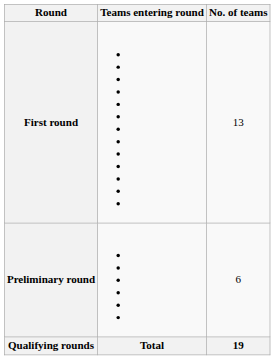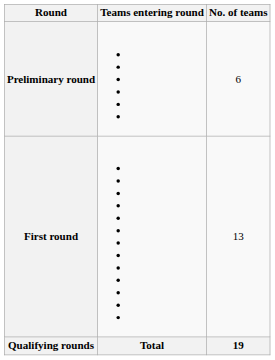rows swapped: (51, 280) <-> (51, 122)
